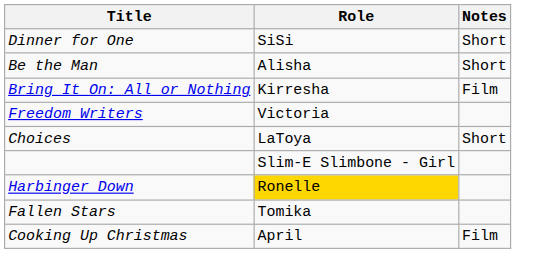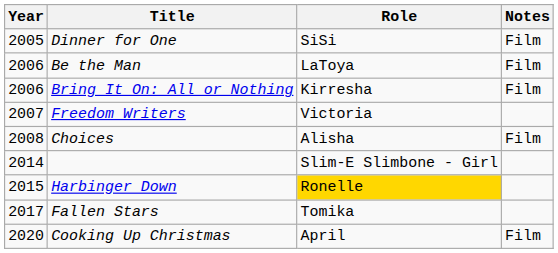+ column: (26, 17)
(484, 41) Short -> (523, 41) Film
(284, 65) Alisha -> (327, 65) LaToya
(484, 65) Short -> (523, 65) Film
(284, 139) LaToya -> (327, 139) Alisha
(484, 139) Short -> (523, 139) Film
